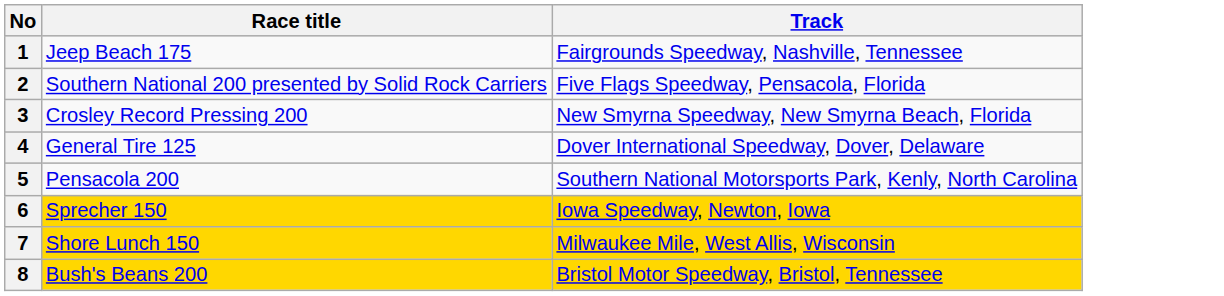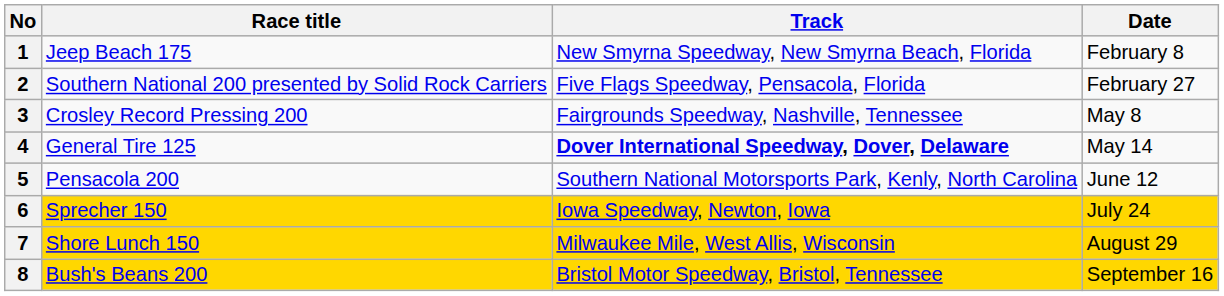+ column: (1150, 20)
(760, 52) Fairgrounds Speedway, Nashville, Tennessee -> (794, 52) New Smyrna Speedway, New Smyrna Beach, Florida
(794, 115) New Smyrna Speedway, New Smyrna Beach, Florida -> (760, 115) Fairgrounds Speedway, Nashville, Tennessee
(770, 147) normal -> (783, 147) bold
